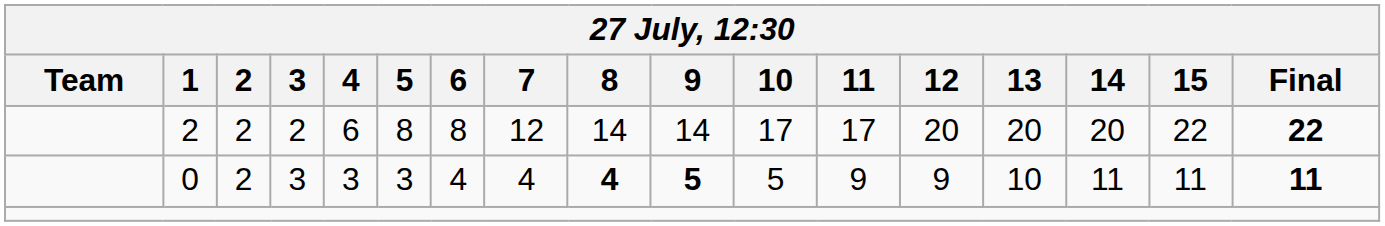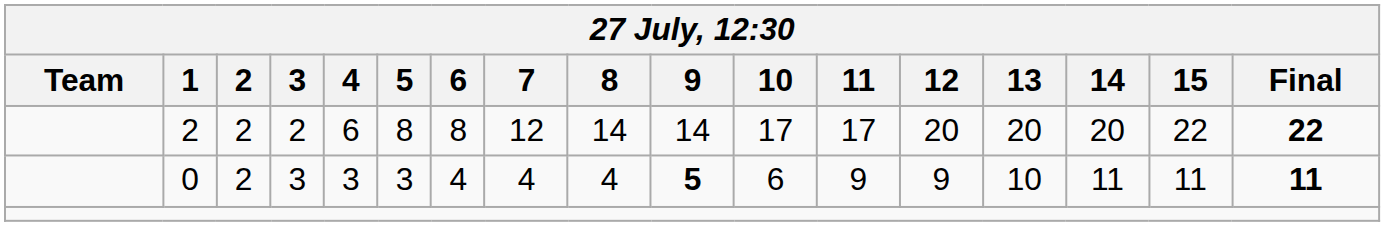(610, 180) bold -> (610, 180) normal
(775, 180) 5 -> (775, 180) 6
